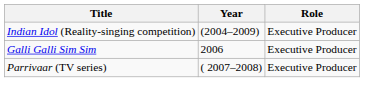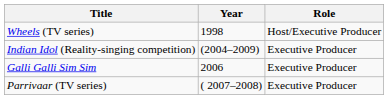+ row: (50, 31)
